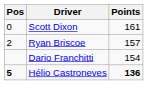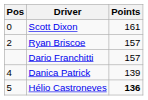(132, 58) 154 -> (132, 58) 157
+ row: (59, 73)
(9, 73) bold -> (9, 88) normal
